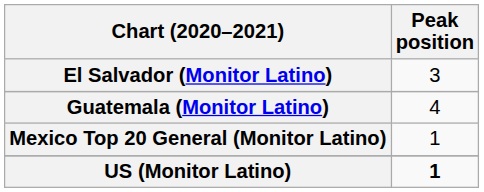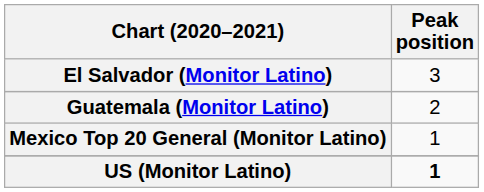(435, 107) 4 -> (435, 107) 2
